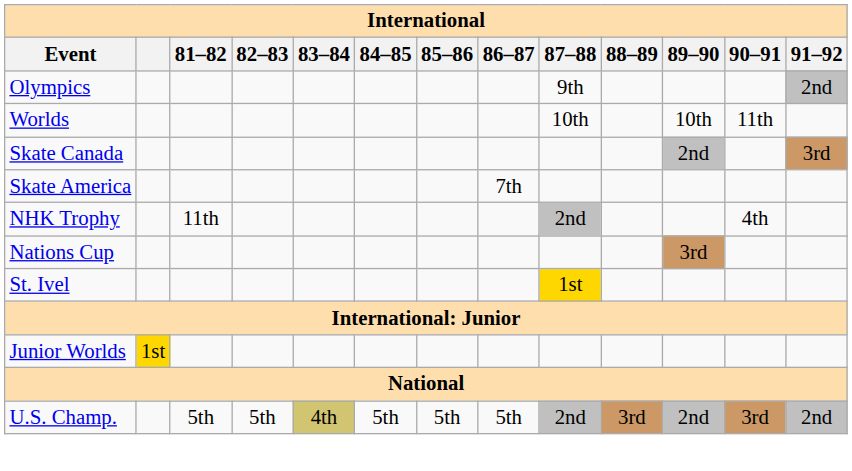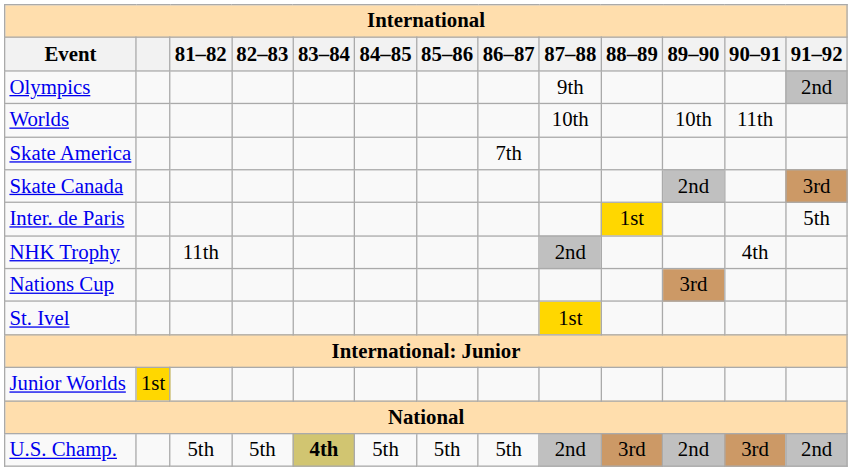rows swapped: (70, 185) <-> (66, 152)
+ row: (67, 218)
(324, 416) normal -> (324, 449) bold
